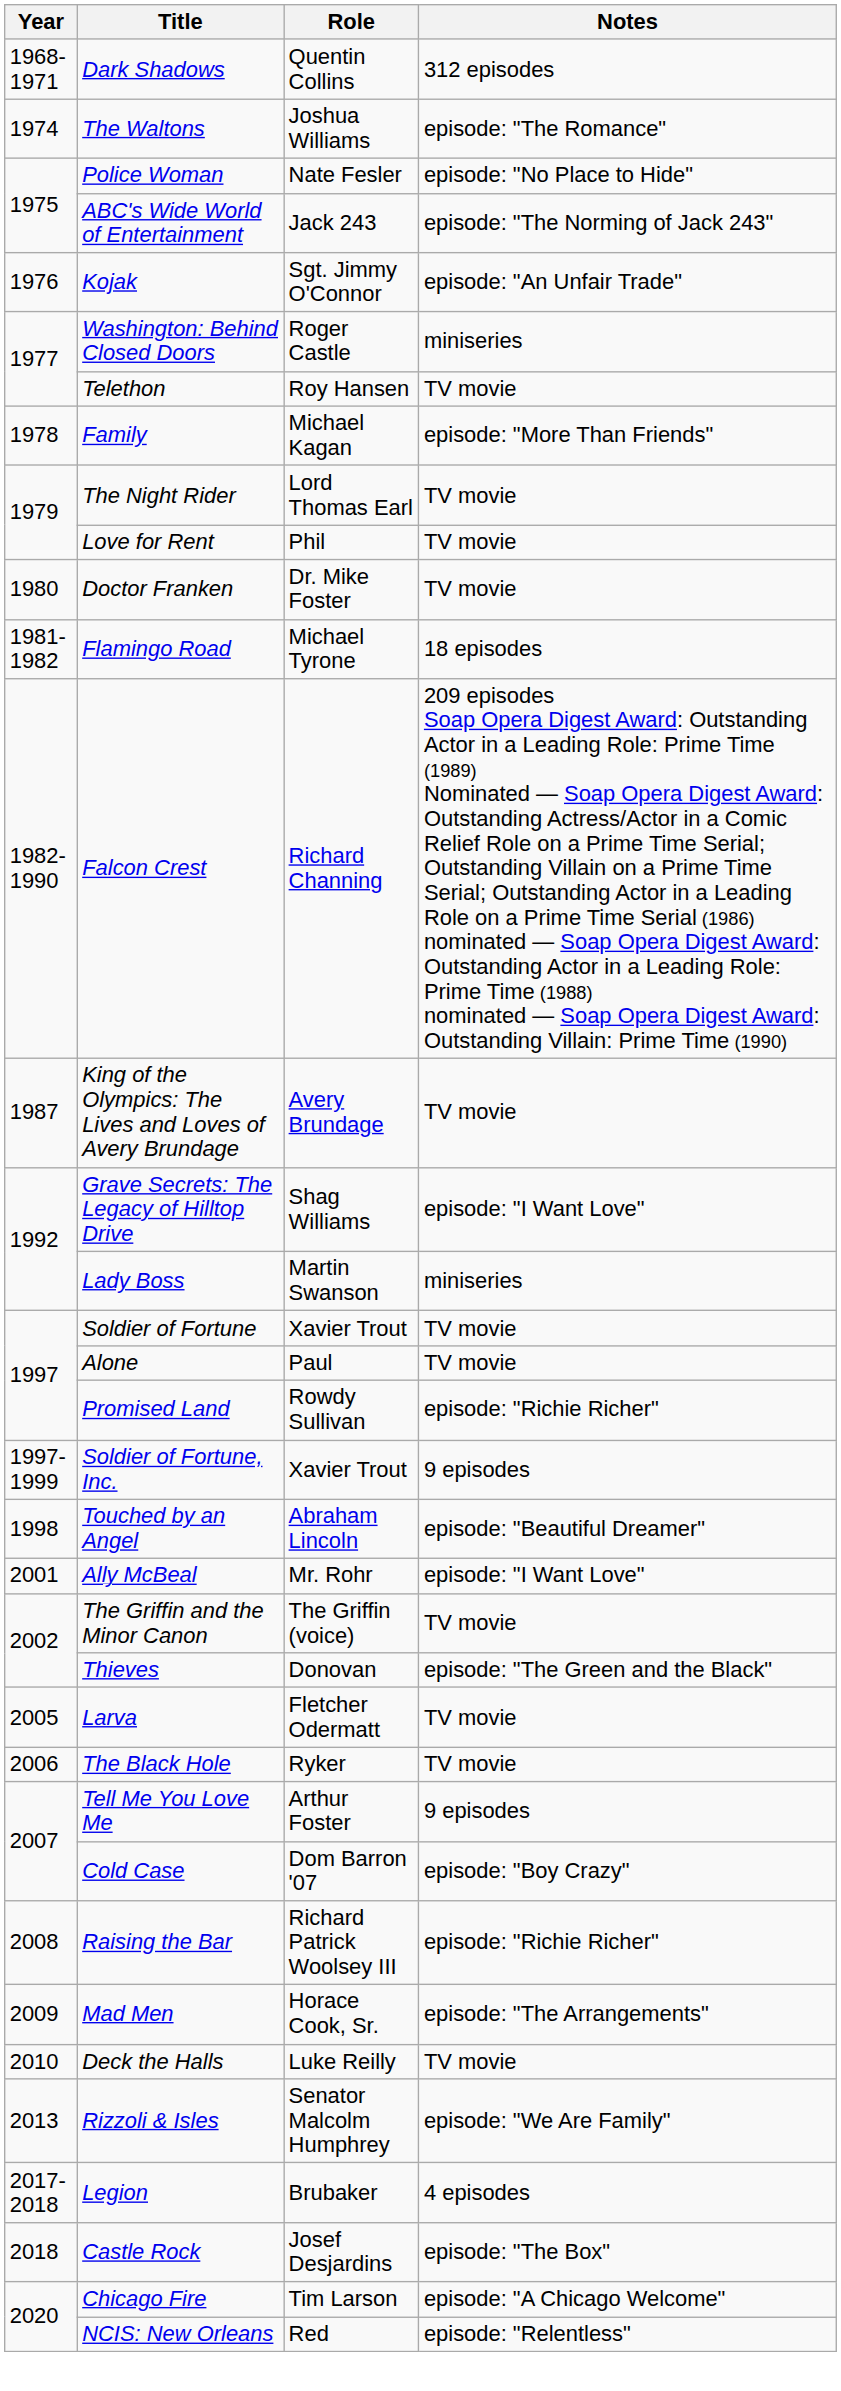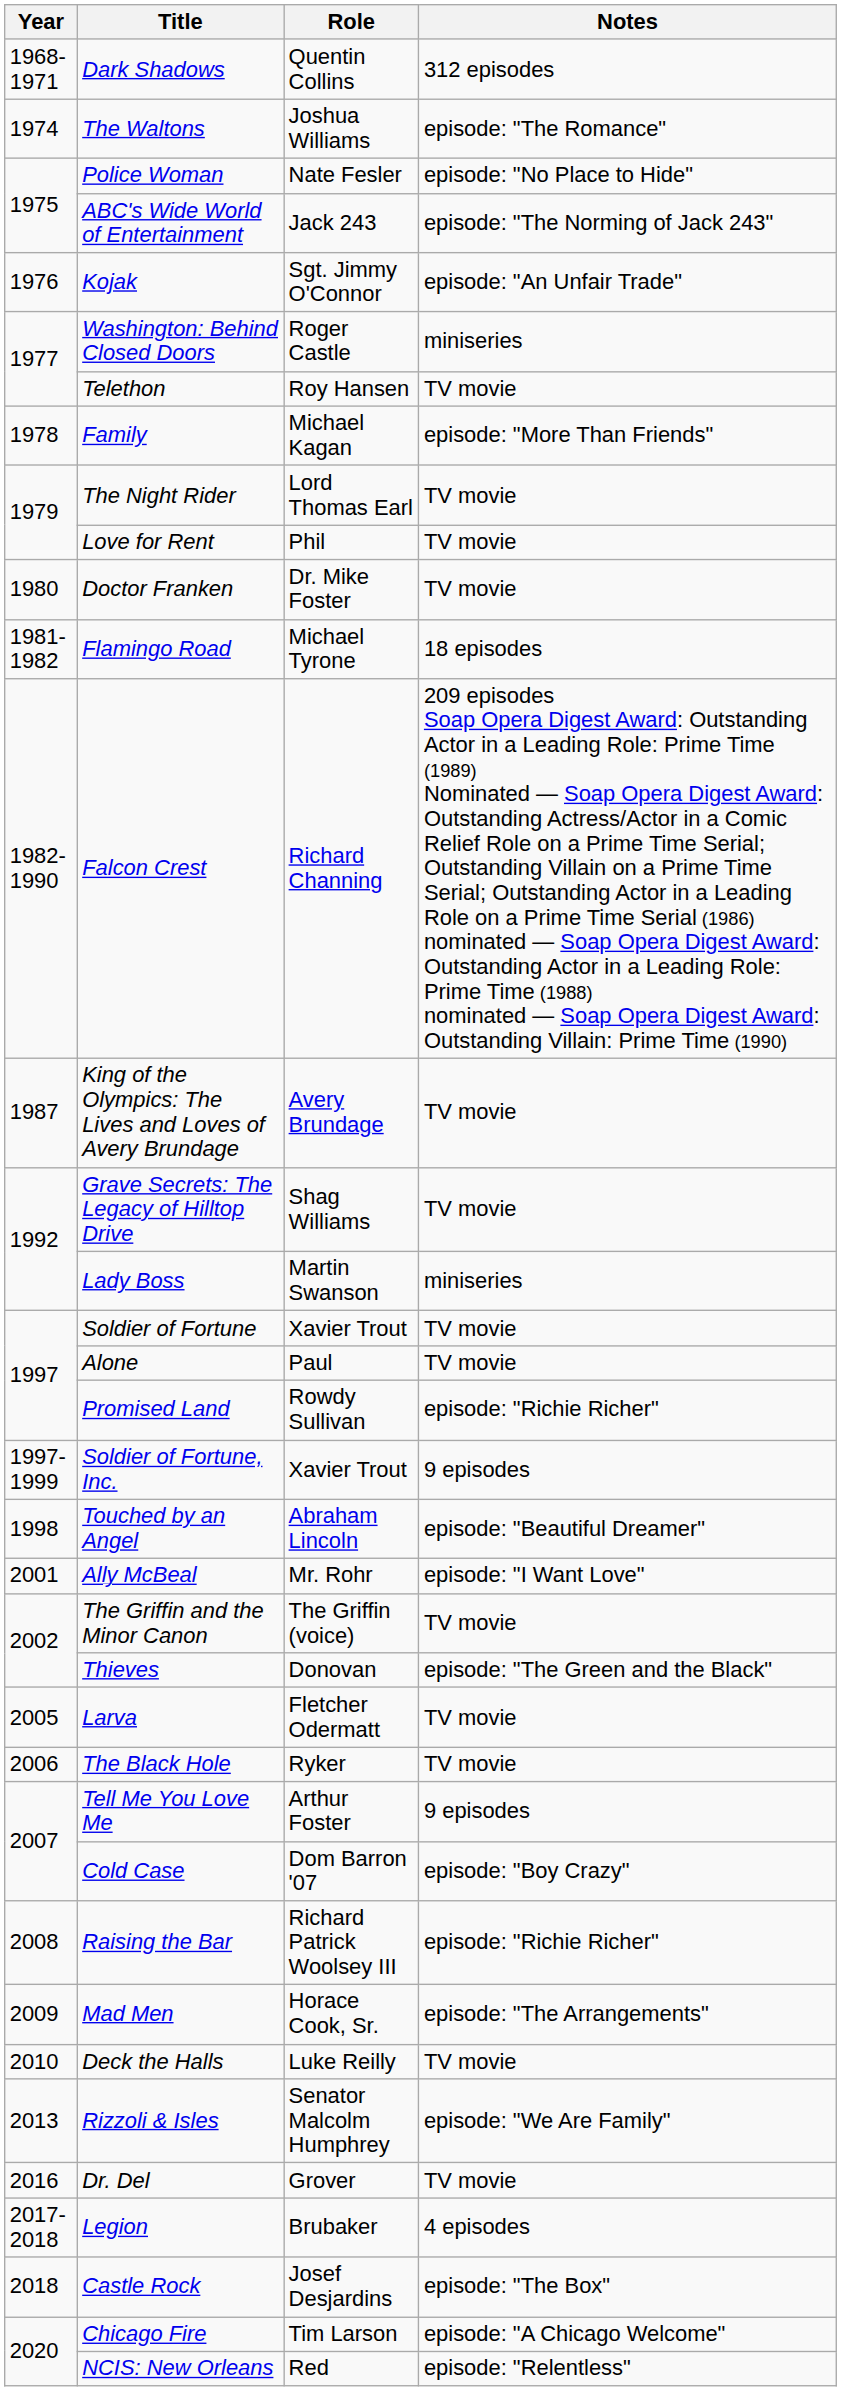(534, 1209) episode: "I Want Love" -> (470, 1209) TV movie
+ row: (116, 2180)
